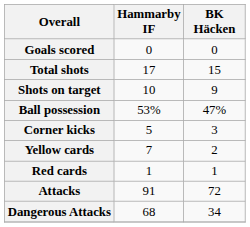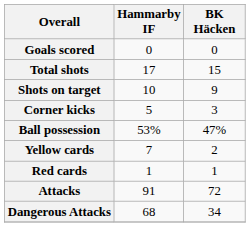rows swapped: (59, 110) <-> (59, 130)
